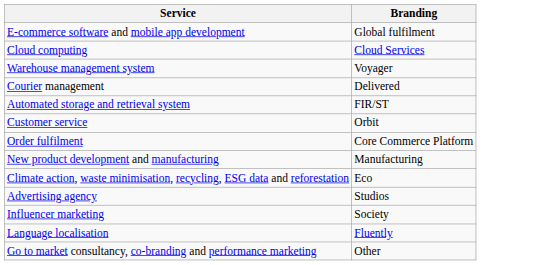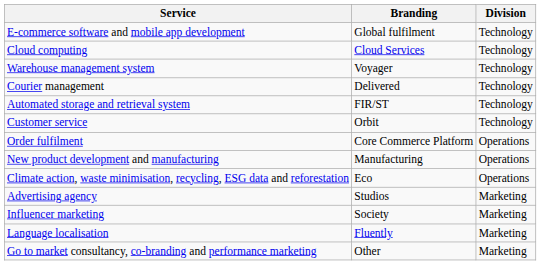+ column: (506, 13)
